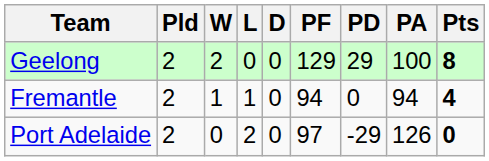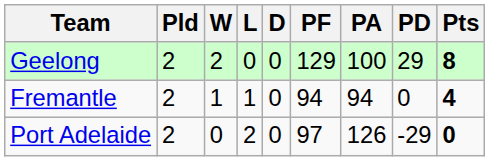columns swapped: (412, 23) <-> (364, 23)
